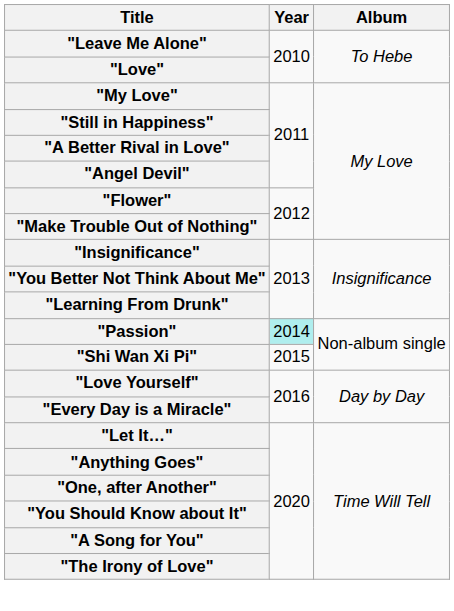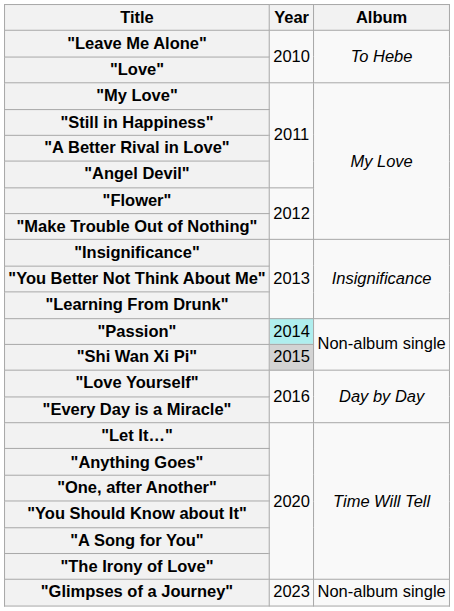(292, 357) no background -> (292, 357) lightgrey background
+ row: (137, 592)
